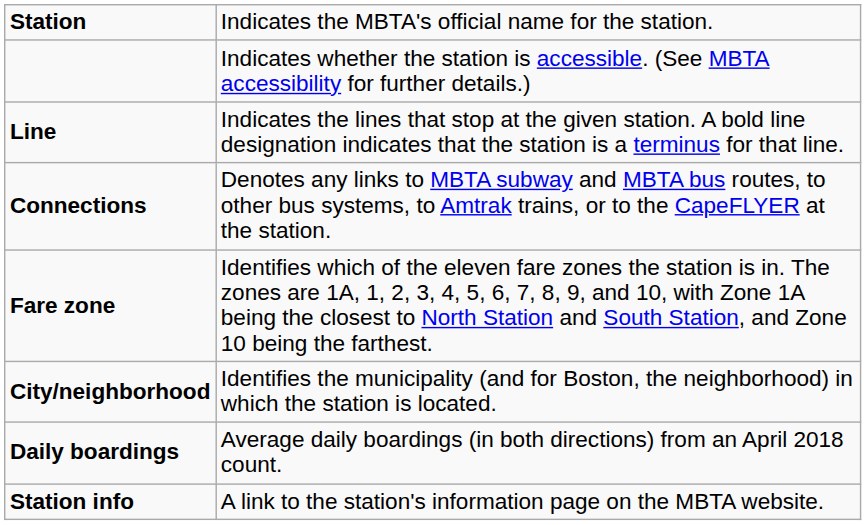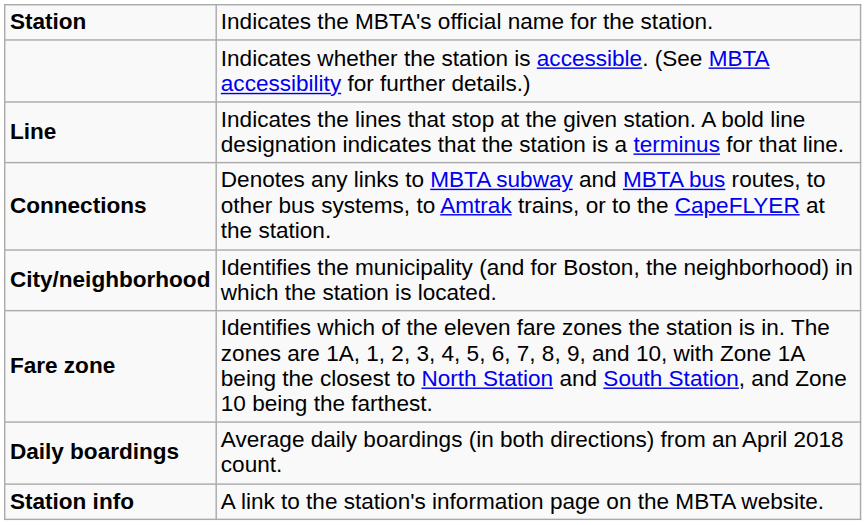rows swapped: (110, 391) <-> (63, 305)
